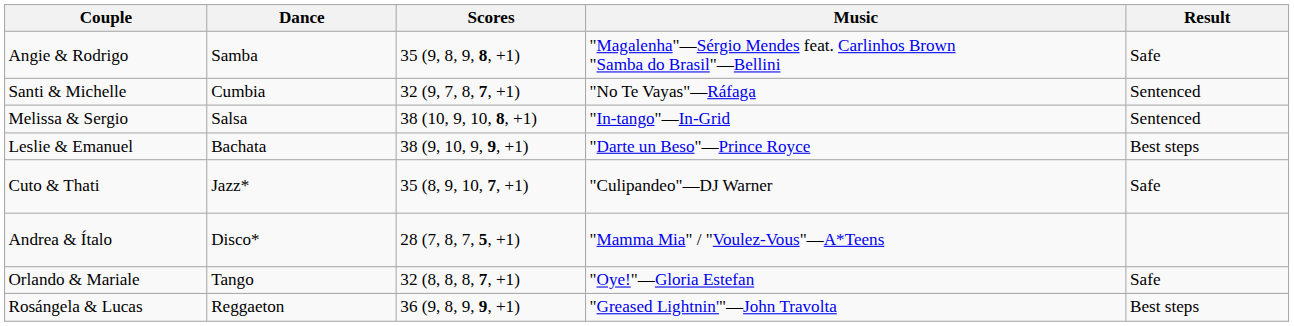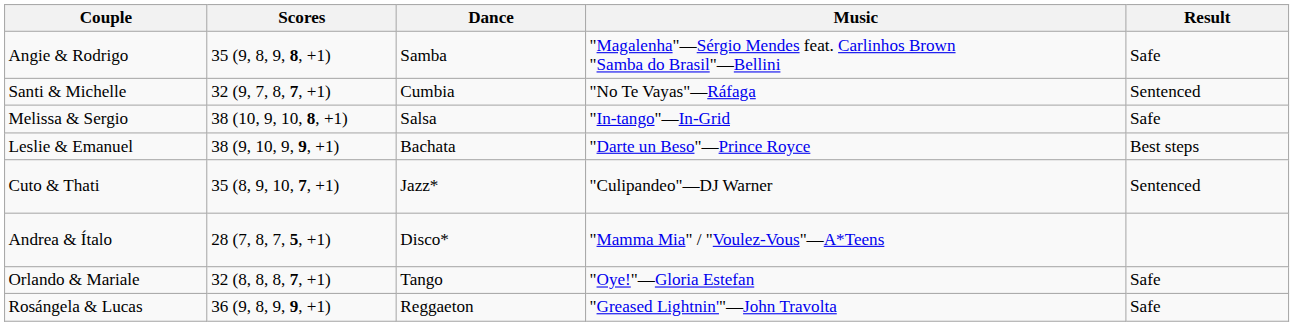columns swapped: (491, 18) <-> (302, 18)
(1165, 118) Sentenced -> (1145, 118) Safe
(1145, 186) Safe -> (1165, 186) Sentenced
(1165, 307) Best steps -> (1145, 307) Safe
